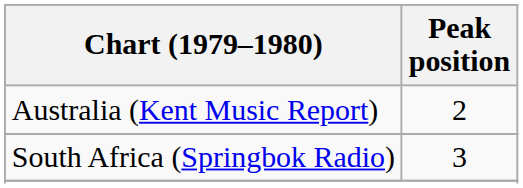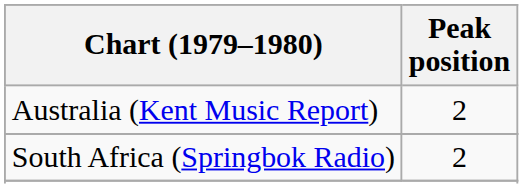(459, 156) 3 -> (459, 156) 2
